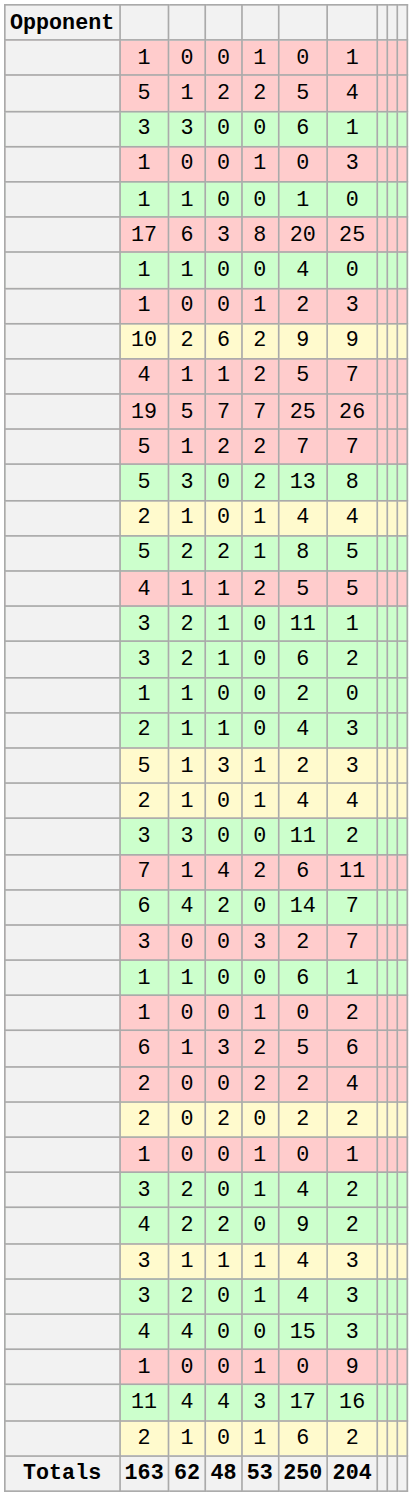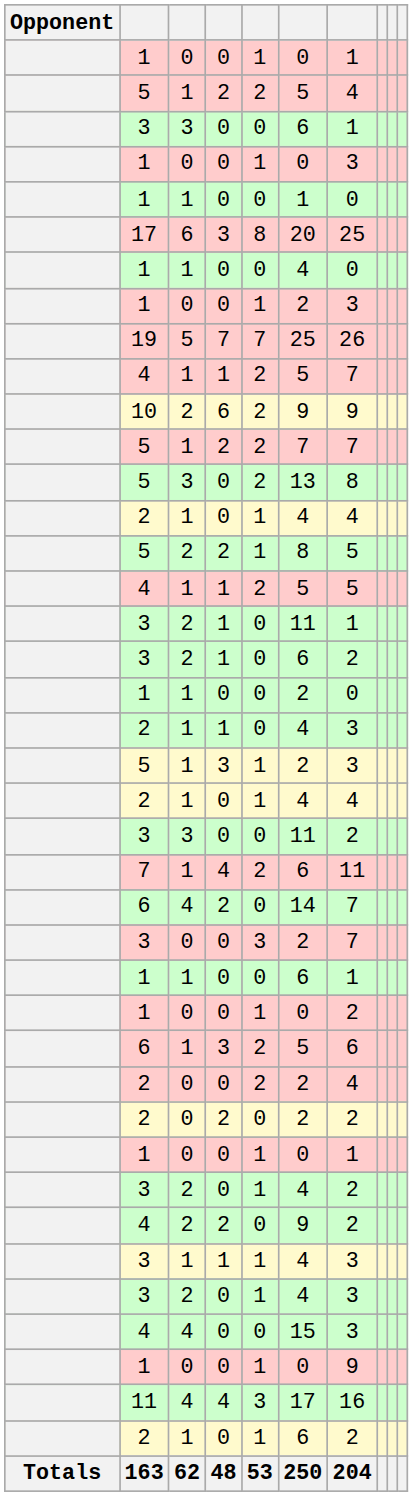rows swapped: (144, 412) <-> (144, 341)
